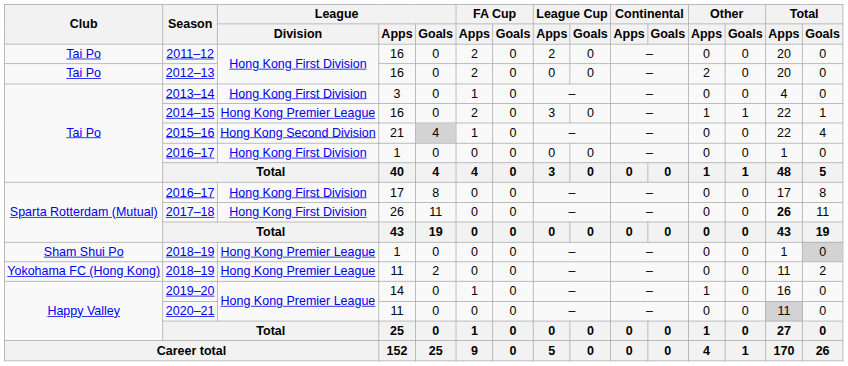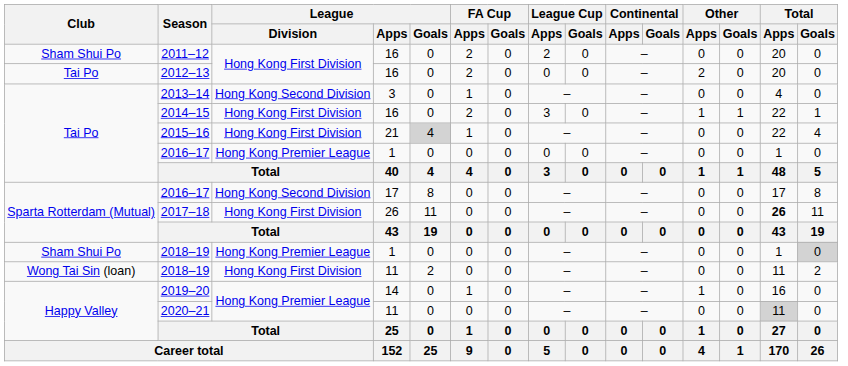(84, 53) Tai Po -> (81, 53) Sham Shui Po
(298, 93) Hong Kong First Division -> (293, 93) Hong Kong Second Division
(298, 113) Hong Kong Premier League -> (293, 113) Hong Kong First Division
(298, 133) Hong Kong Second Division -> (293, 133) Hong Kong First Division
(298, 152) Hong Kong First Division -> (293, 152) Hong Kong Premier League
(298, 192) Hong Kong First Division -> (293, 192) Hong Kong Second Division
(84, 271) Yokohama FC (Hong Kong) -> (81, 271) Wong Tai Sin (loan)
(298, 271) Hong Kong Premier League -> (293, 271) Hong Kong First Division
